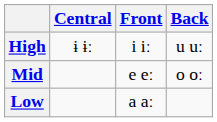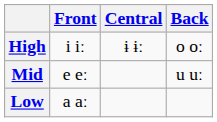columns swapped: (141, 18) <-> (83, 18)
(190, 46) u uː -> (190, 46) o oː
(190, 74) o oː -> (190, 74) u uː
